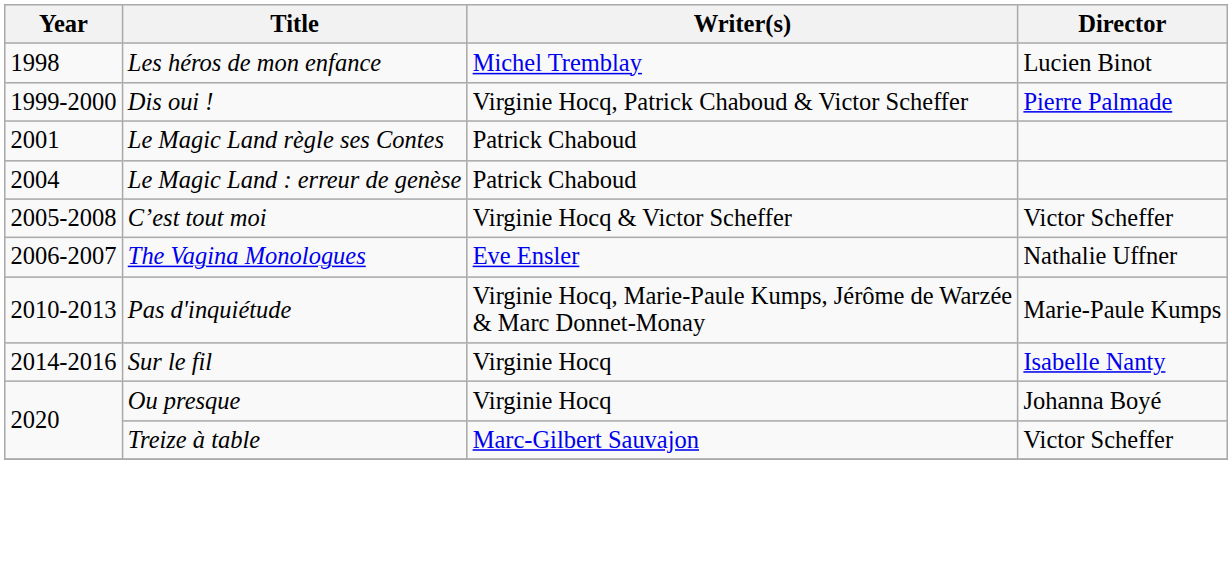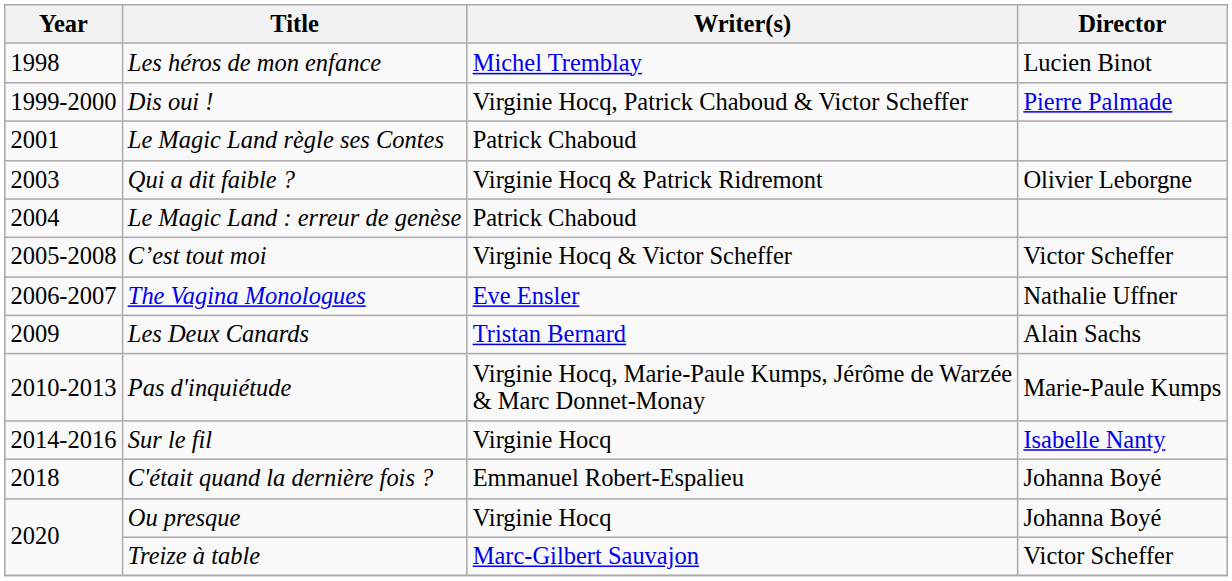+ row: (211, 179)
+ row: (218, 334)
+ row: (281, 478)
